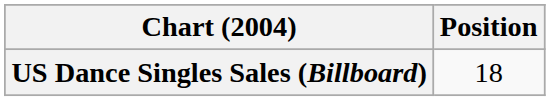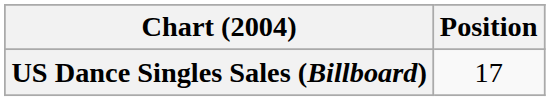(489, 71) 18 -> (489, 71) 17
